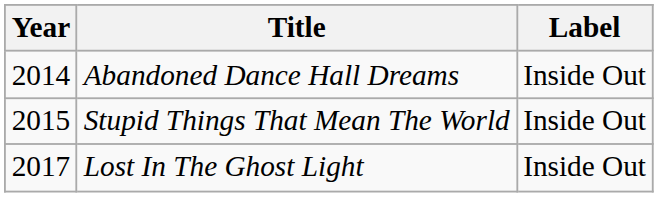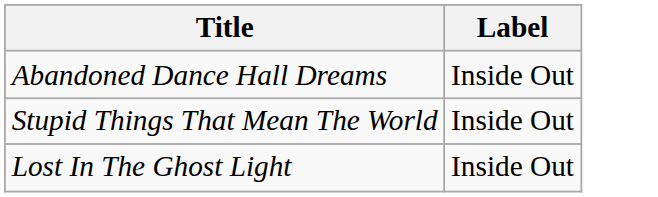- column: (41, 27)
